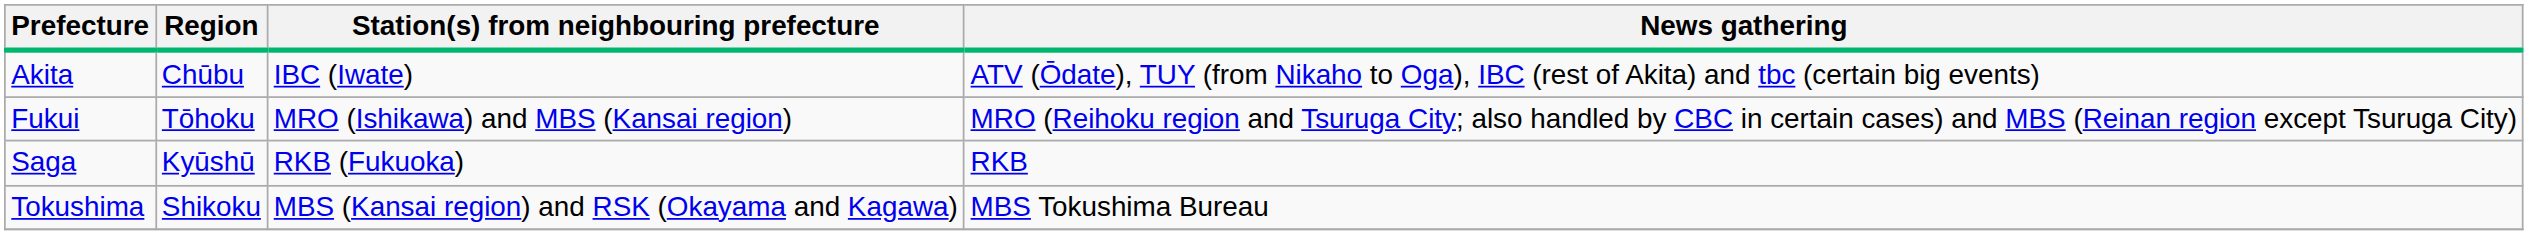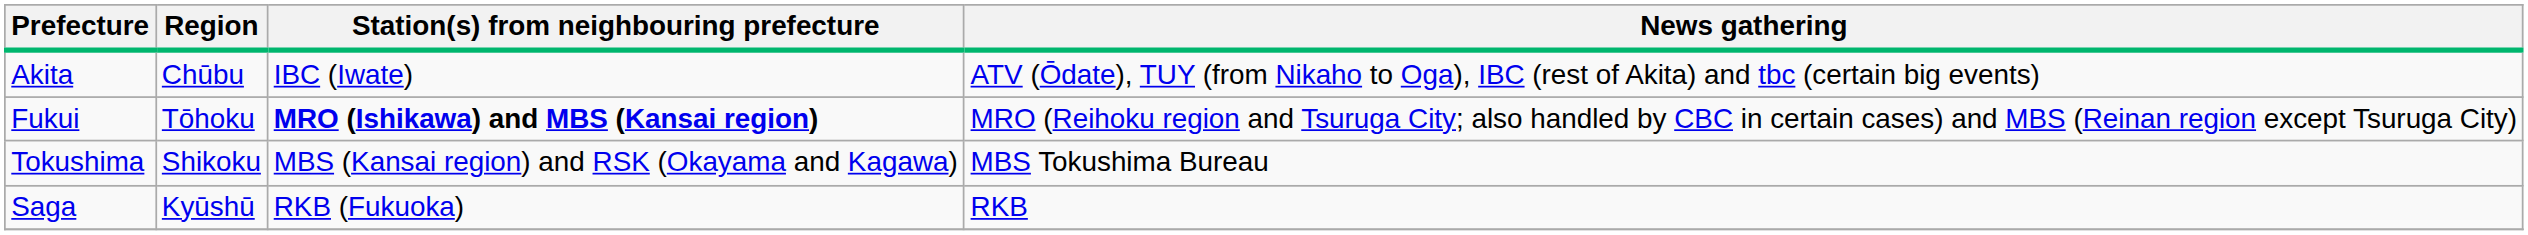(533, 118) normal -> (546, 118) bold
rows swapped: (78, 206) <-> (44, 162)
